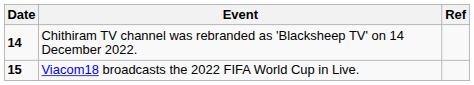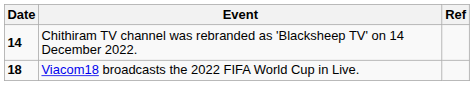(15, 70) 15 -> (15, 70) 18
